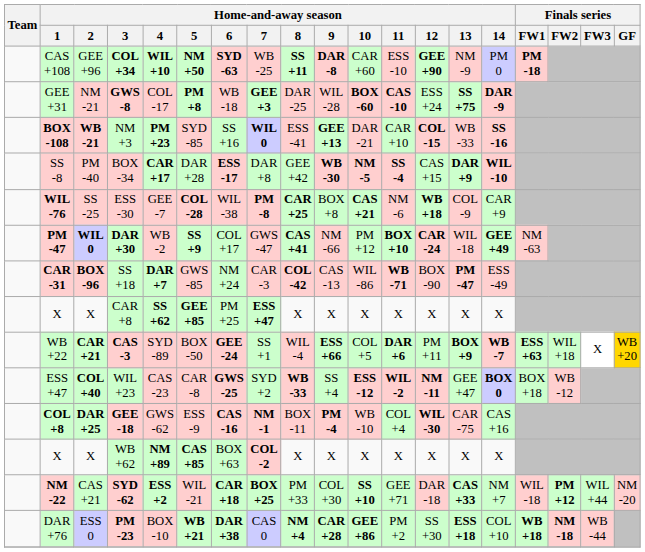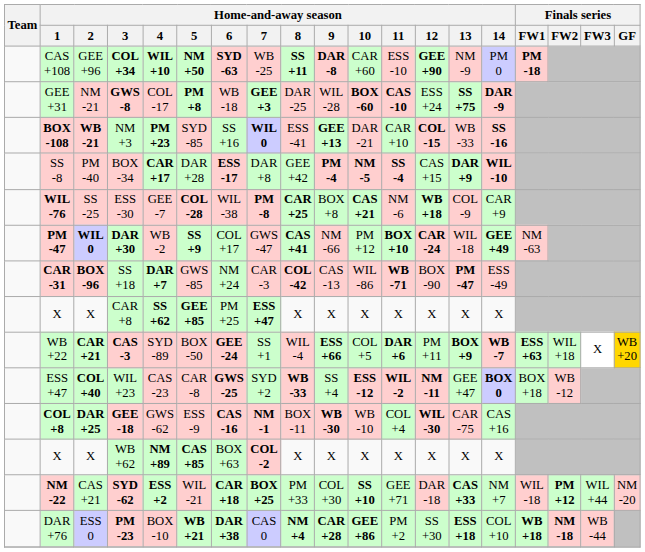(331, 171) WB -30 -> (331, 171) PM -4
(331, 421) PM -4 -> (331, 421) WB -30
